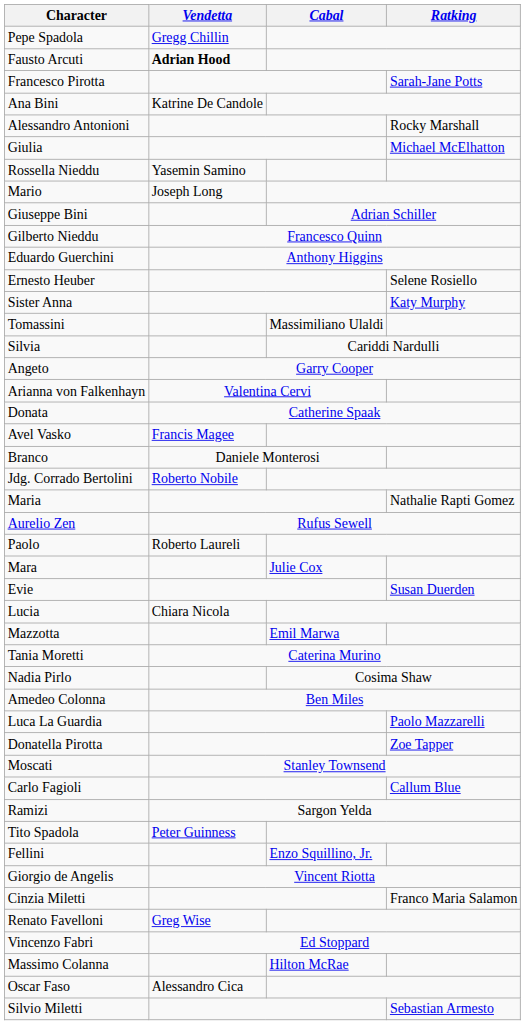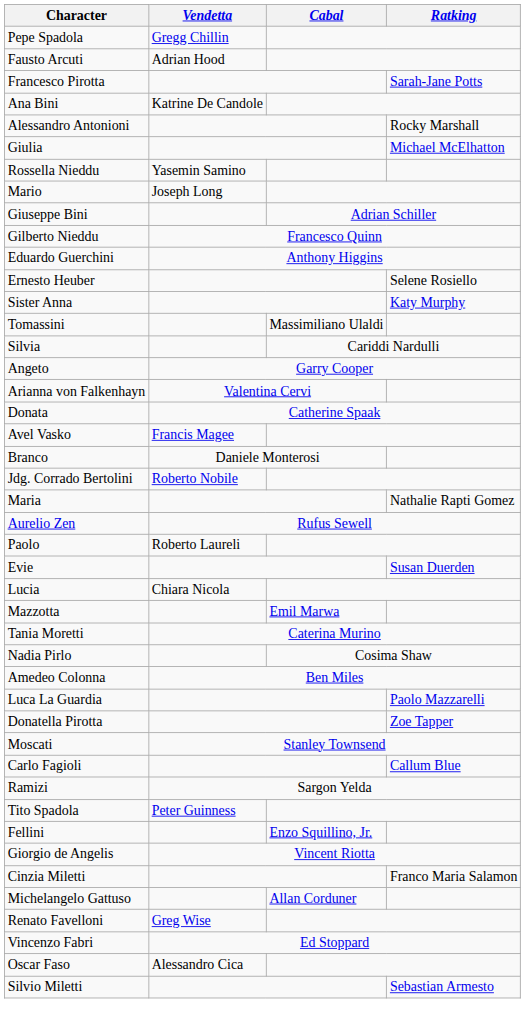(191, 59) bold -> (188, 59) normal
- row: (22, 567)
+ row: (69, 898)
- row: (58, 964)
